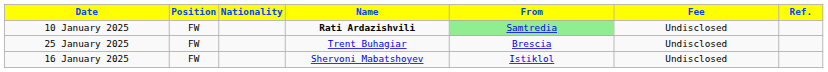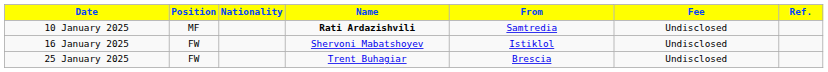(194, 28) FW -> (194, 28) MF
(532, 28) lightgreen background -> (532, 28) no background
rows swapped: (87, 59) <-> (87, 43)
